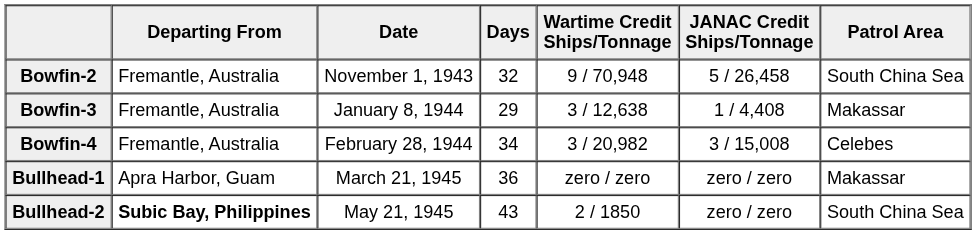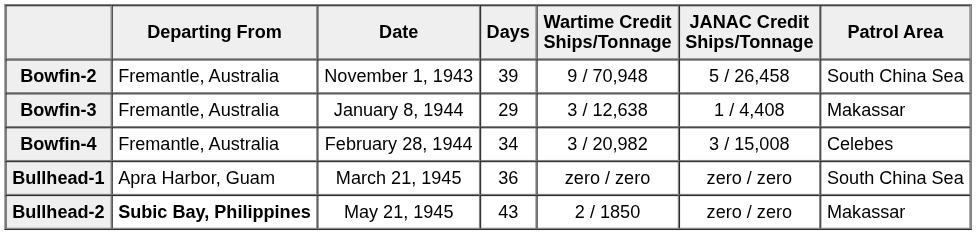(508, 76) 32 -> (508, 76) 39
(866, 177) Makassar -> (895, 177) South China Sea
(895, 211) South China Sea -> (866, 211) Makassar
